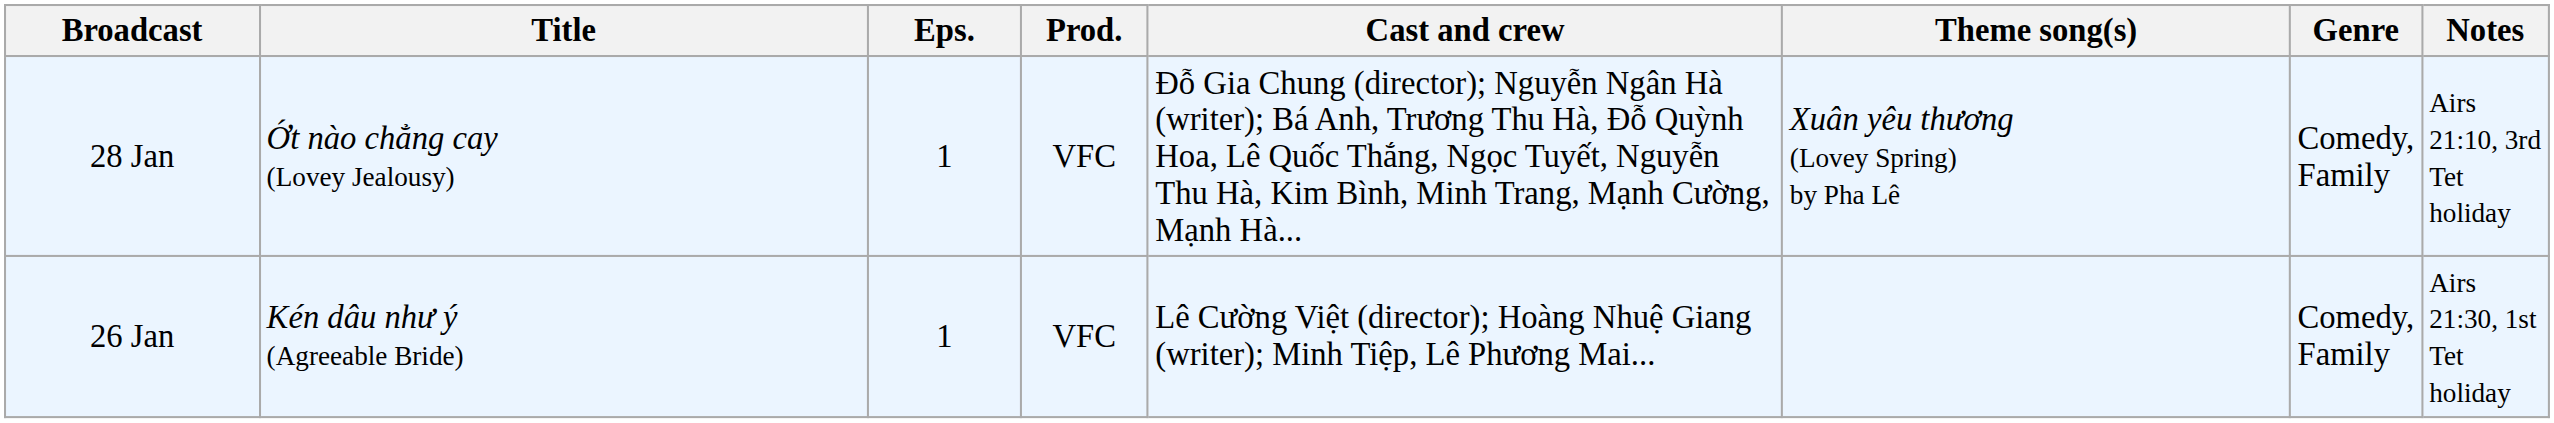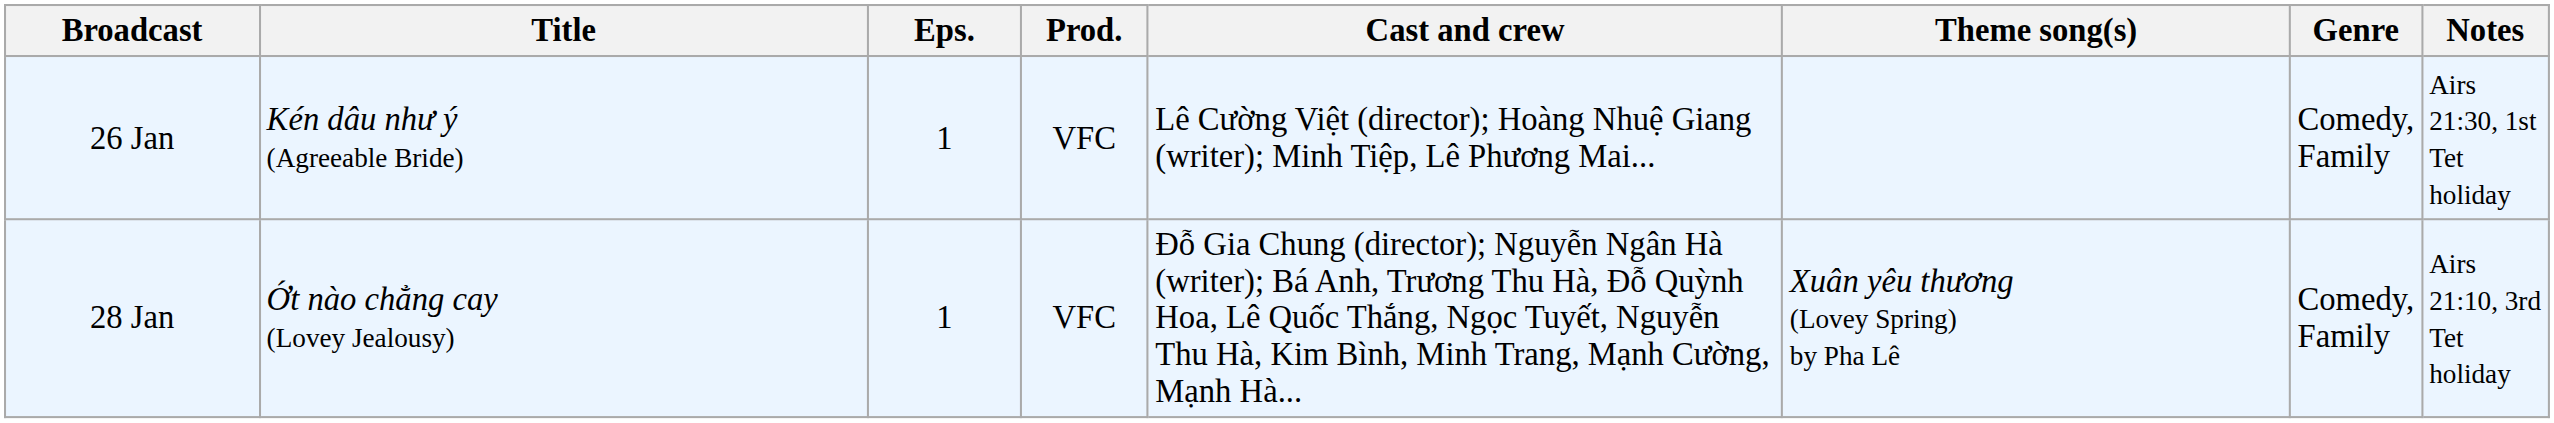rows swapped: (132, 335) <-> (132, 155)
